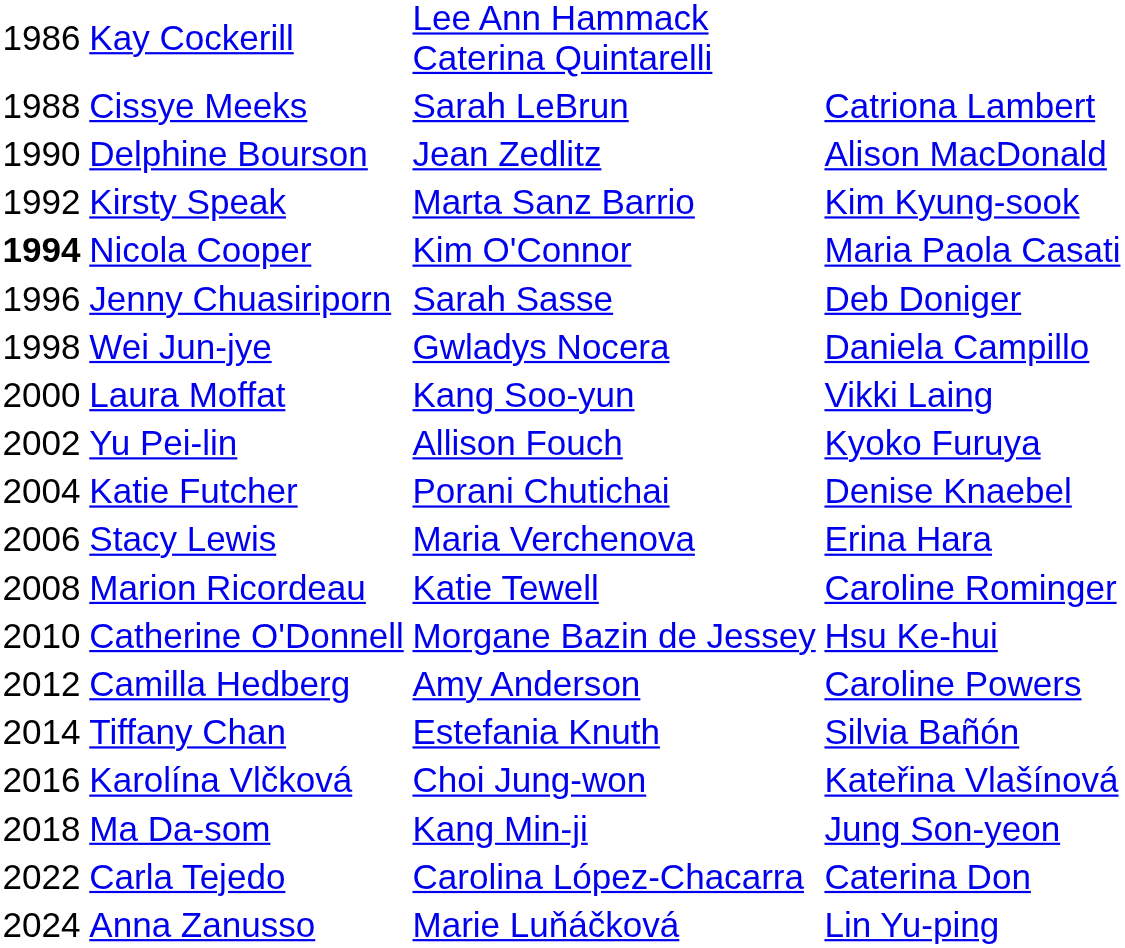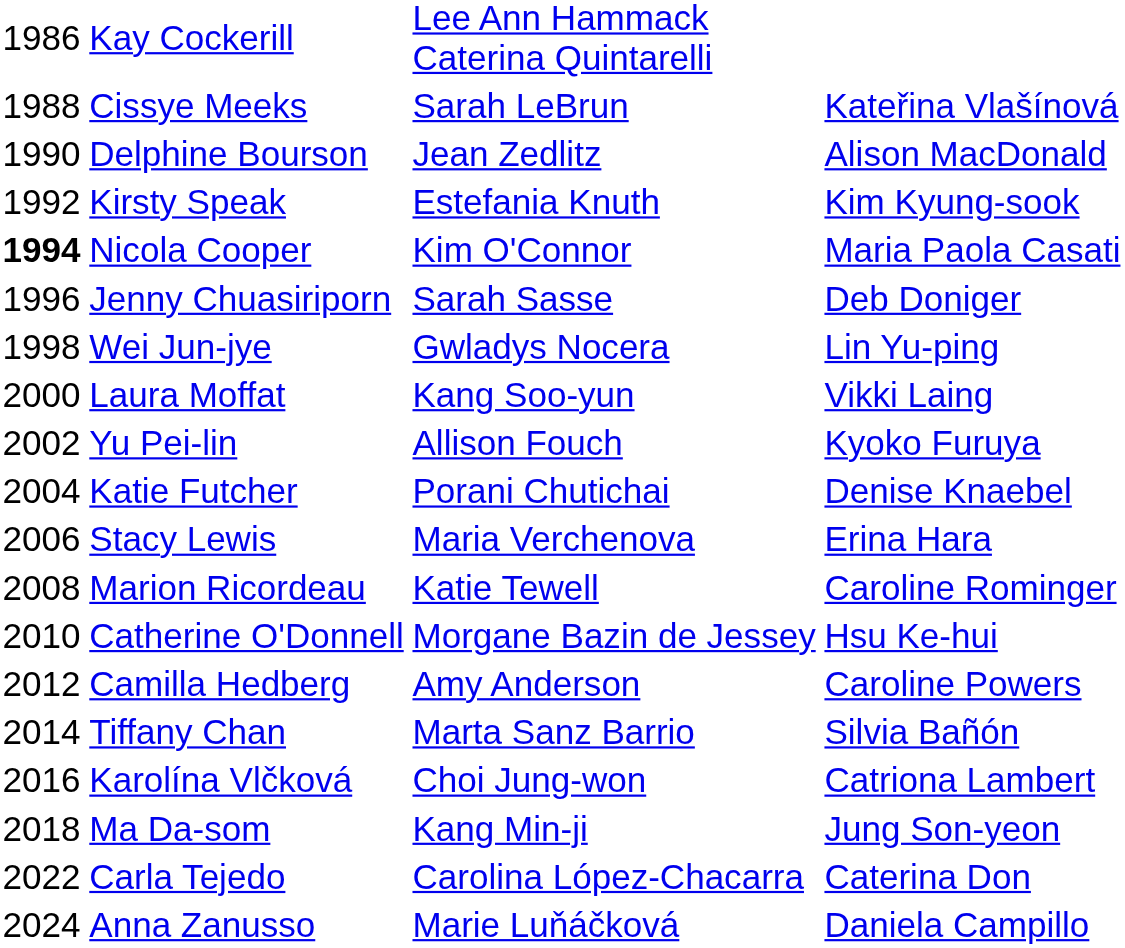(960, 106) Catriona Lambert -> (972, 106) Kateřina Vlašínová
(554, 202) Marta Sanz Barrio -> (536, 202) Estefania Knuth
(957, 347) Daniela Campillo -> (912, 347) Lin Yu-ping
(536, 732) Estefania Knuth -> (554, 732) Marta Sanz Barrio
(972, 780) Kateřina Vlašínová -> (960, 780) Catriona Lambert
(912, 925) Lin Yu-ping -> (957, 925) Daniela Campillo
